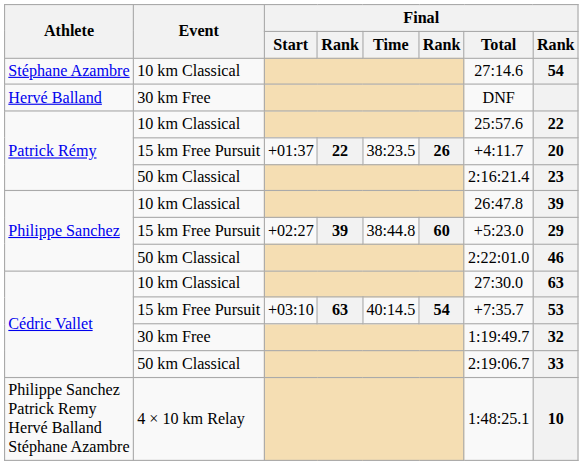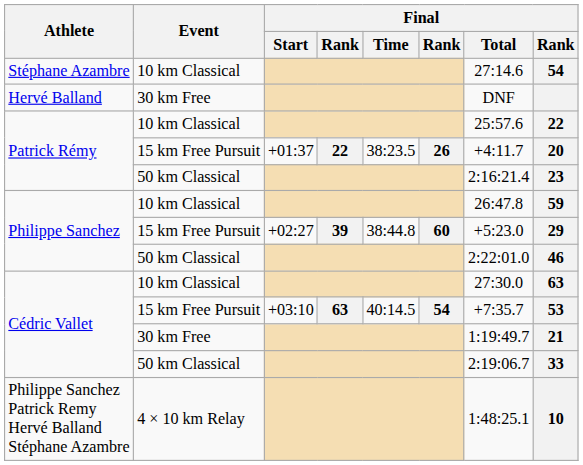(556, 204) 39 -> (556, 204) 59
(556, 337) 32 -> (556, 337) 21
